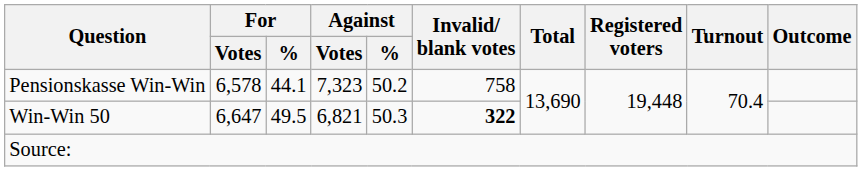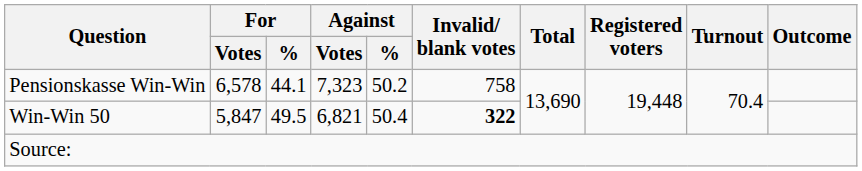(239, 117) 6,647 -> (239, 117) 5,847
(390, 117) 50.3 -> (390, 117) 50.4
